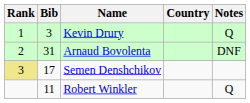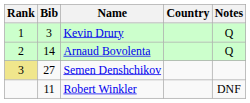(49, 51) 31 -> (49, 51) 14
(229, 51) DNF -> (229, 51) Q
(49, 70) 17 -> (49, 70) 27
(229, 88) Q -> (229, 88) DNF
